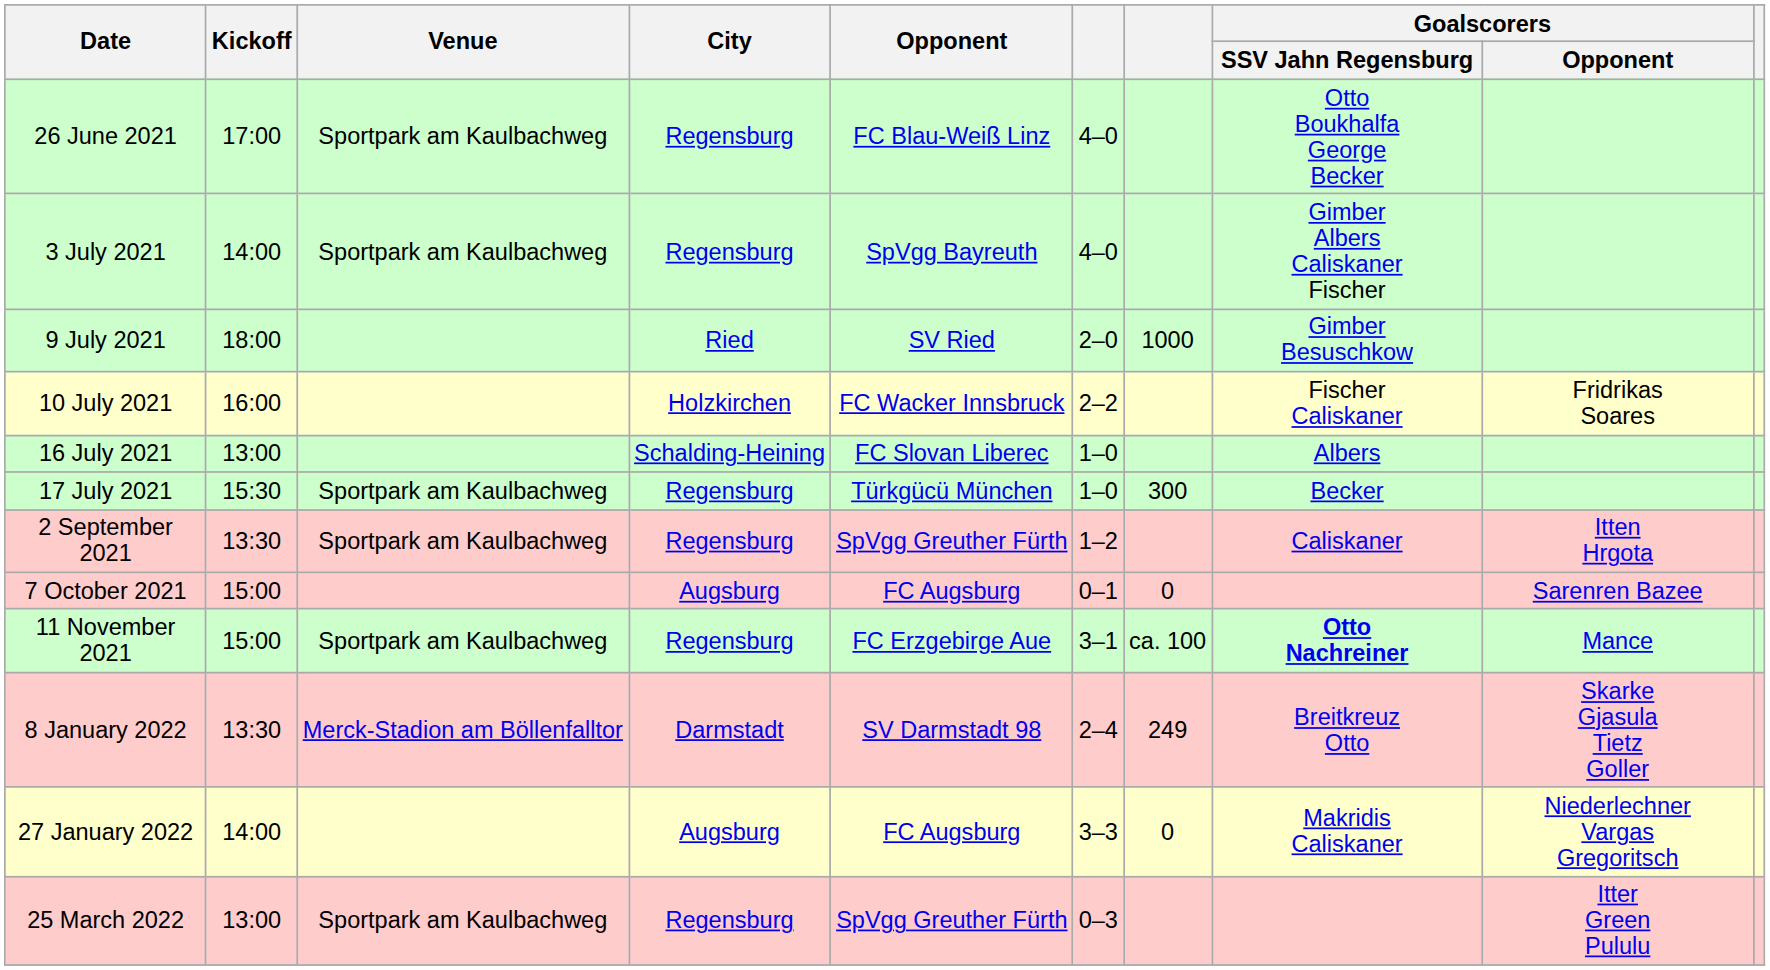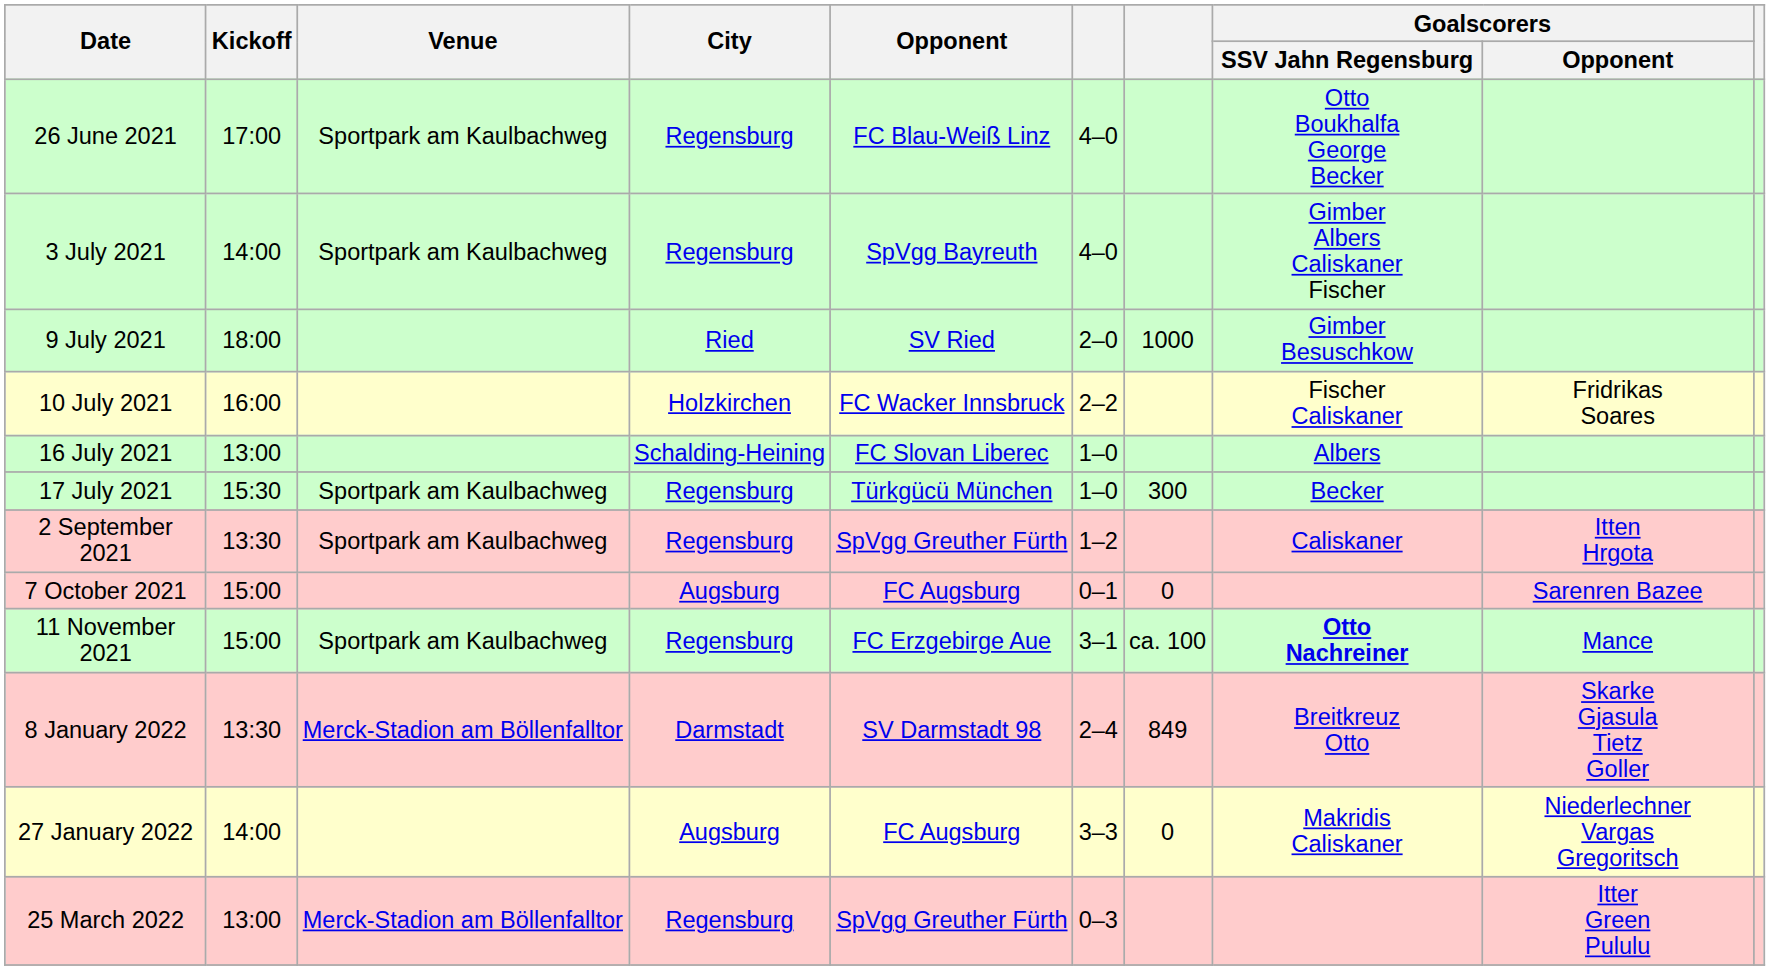(1168, 729) 249 -> (1168, 729) 849
(463, 920) Sportpark am Kaulbachweg -> (463, 920) Merck-Stadion am Böllenfalltor
